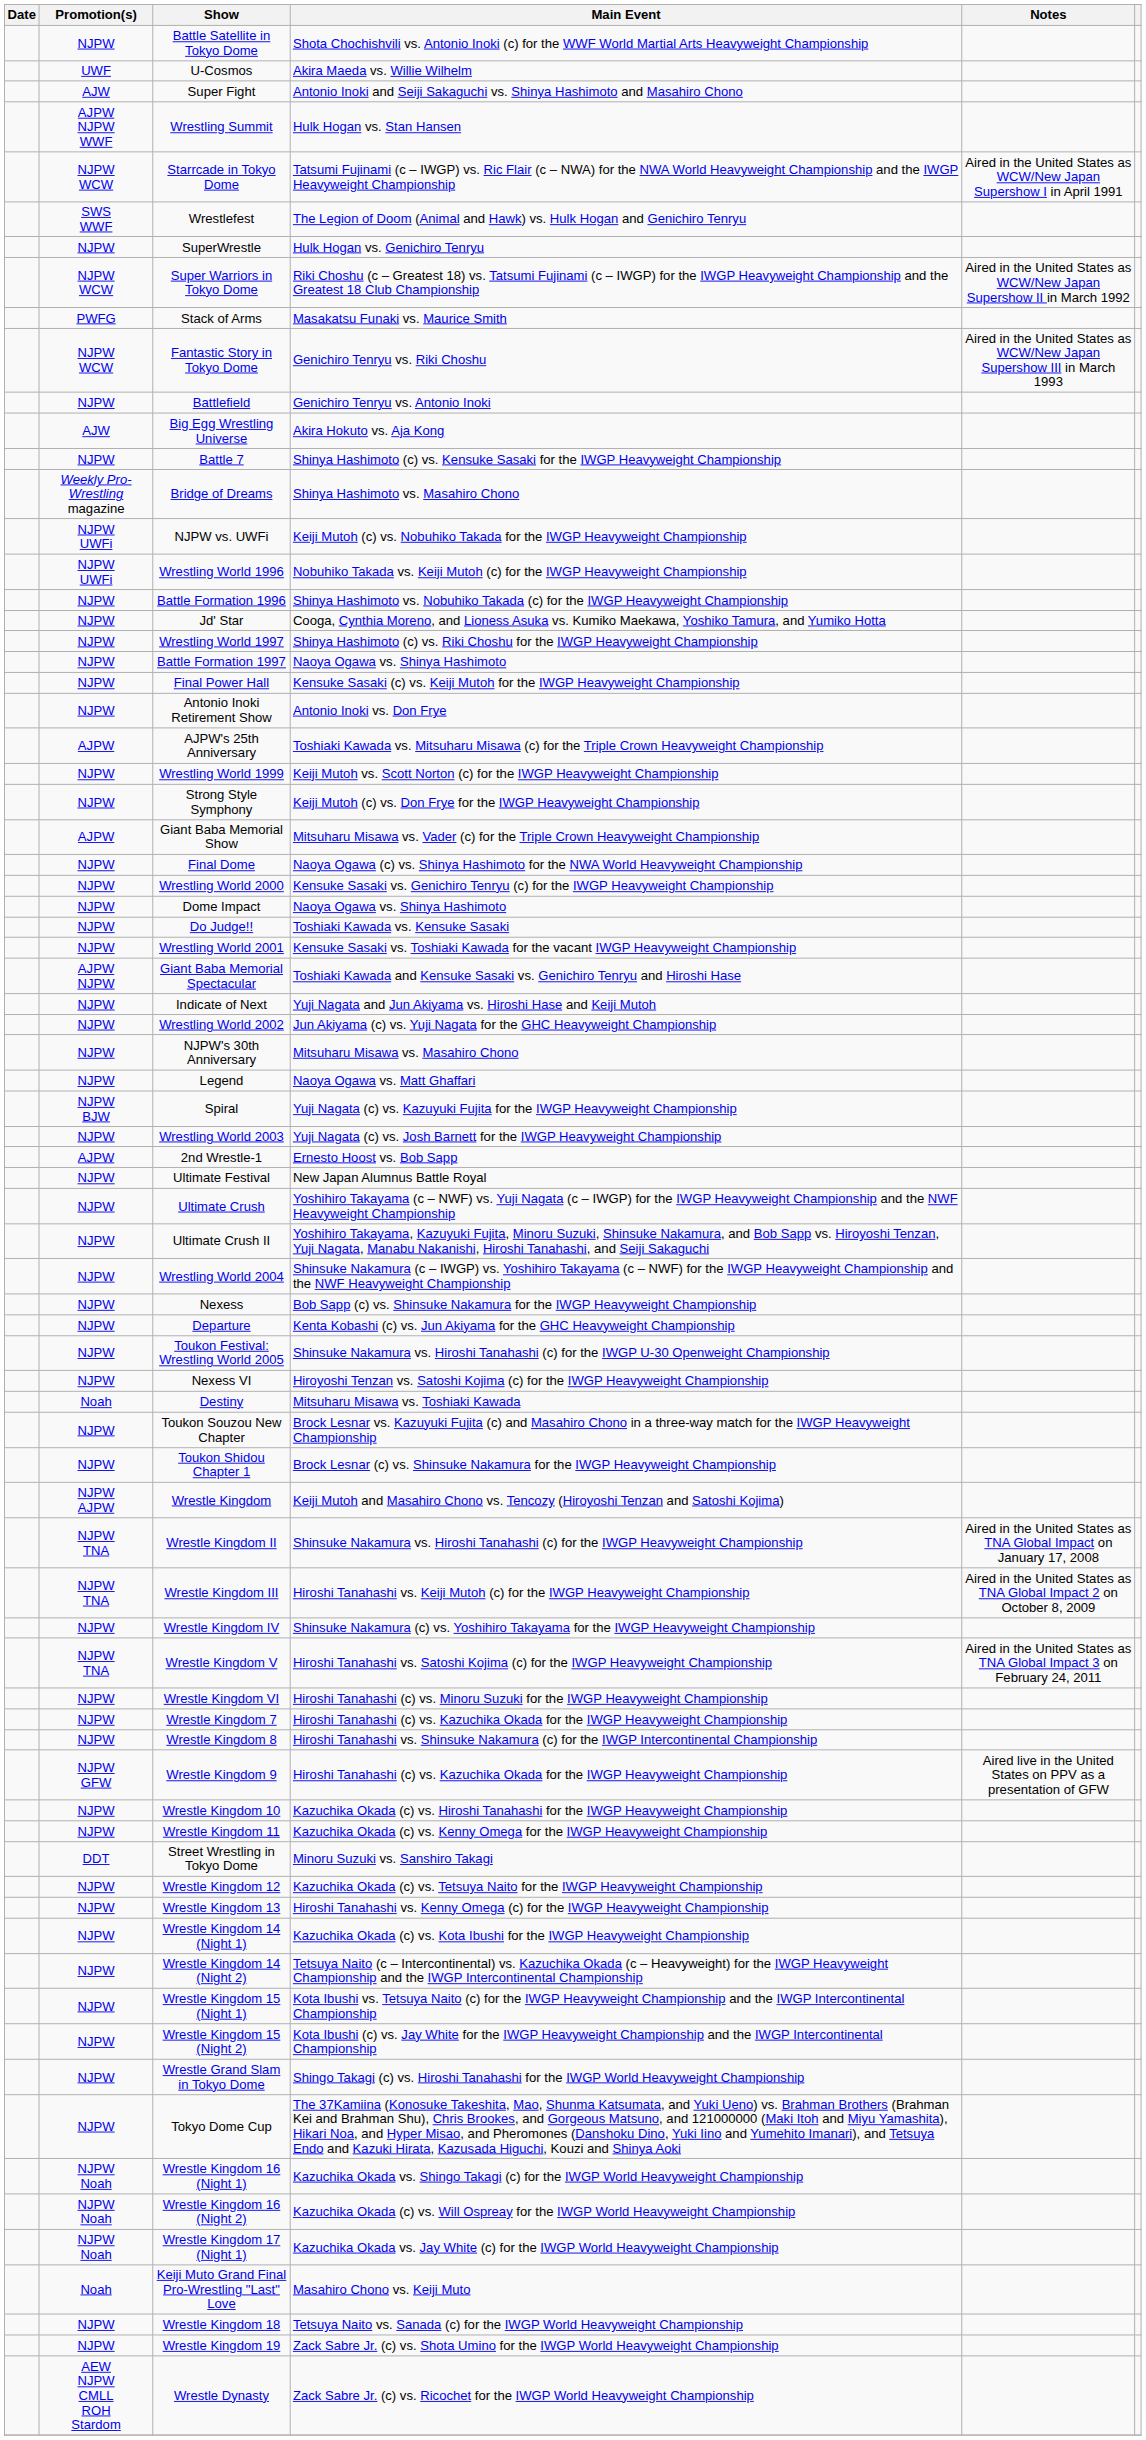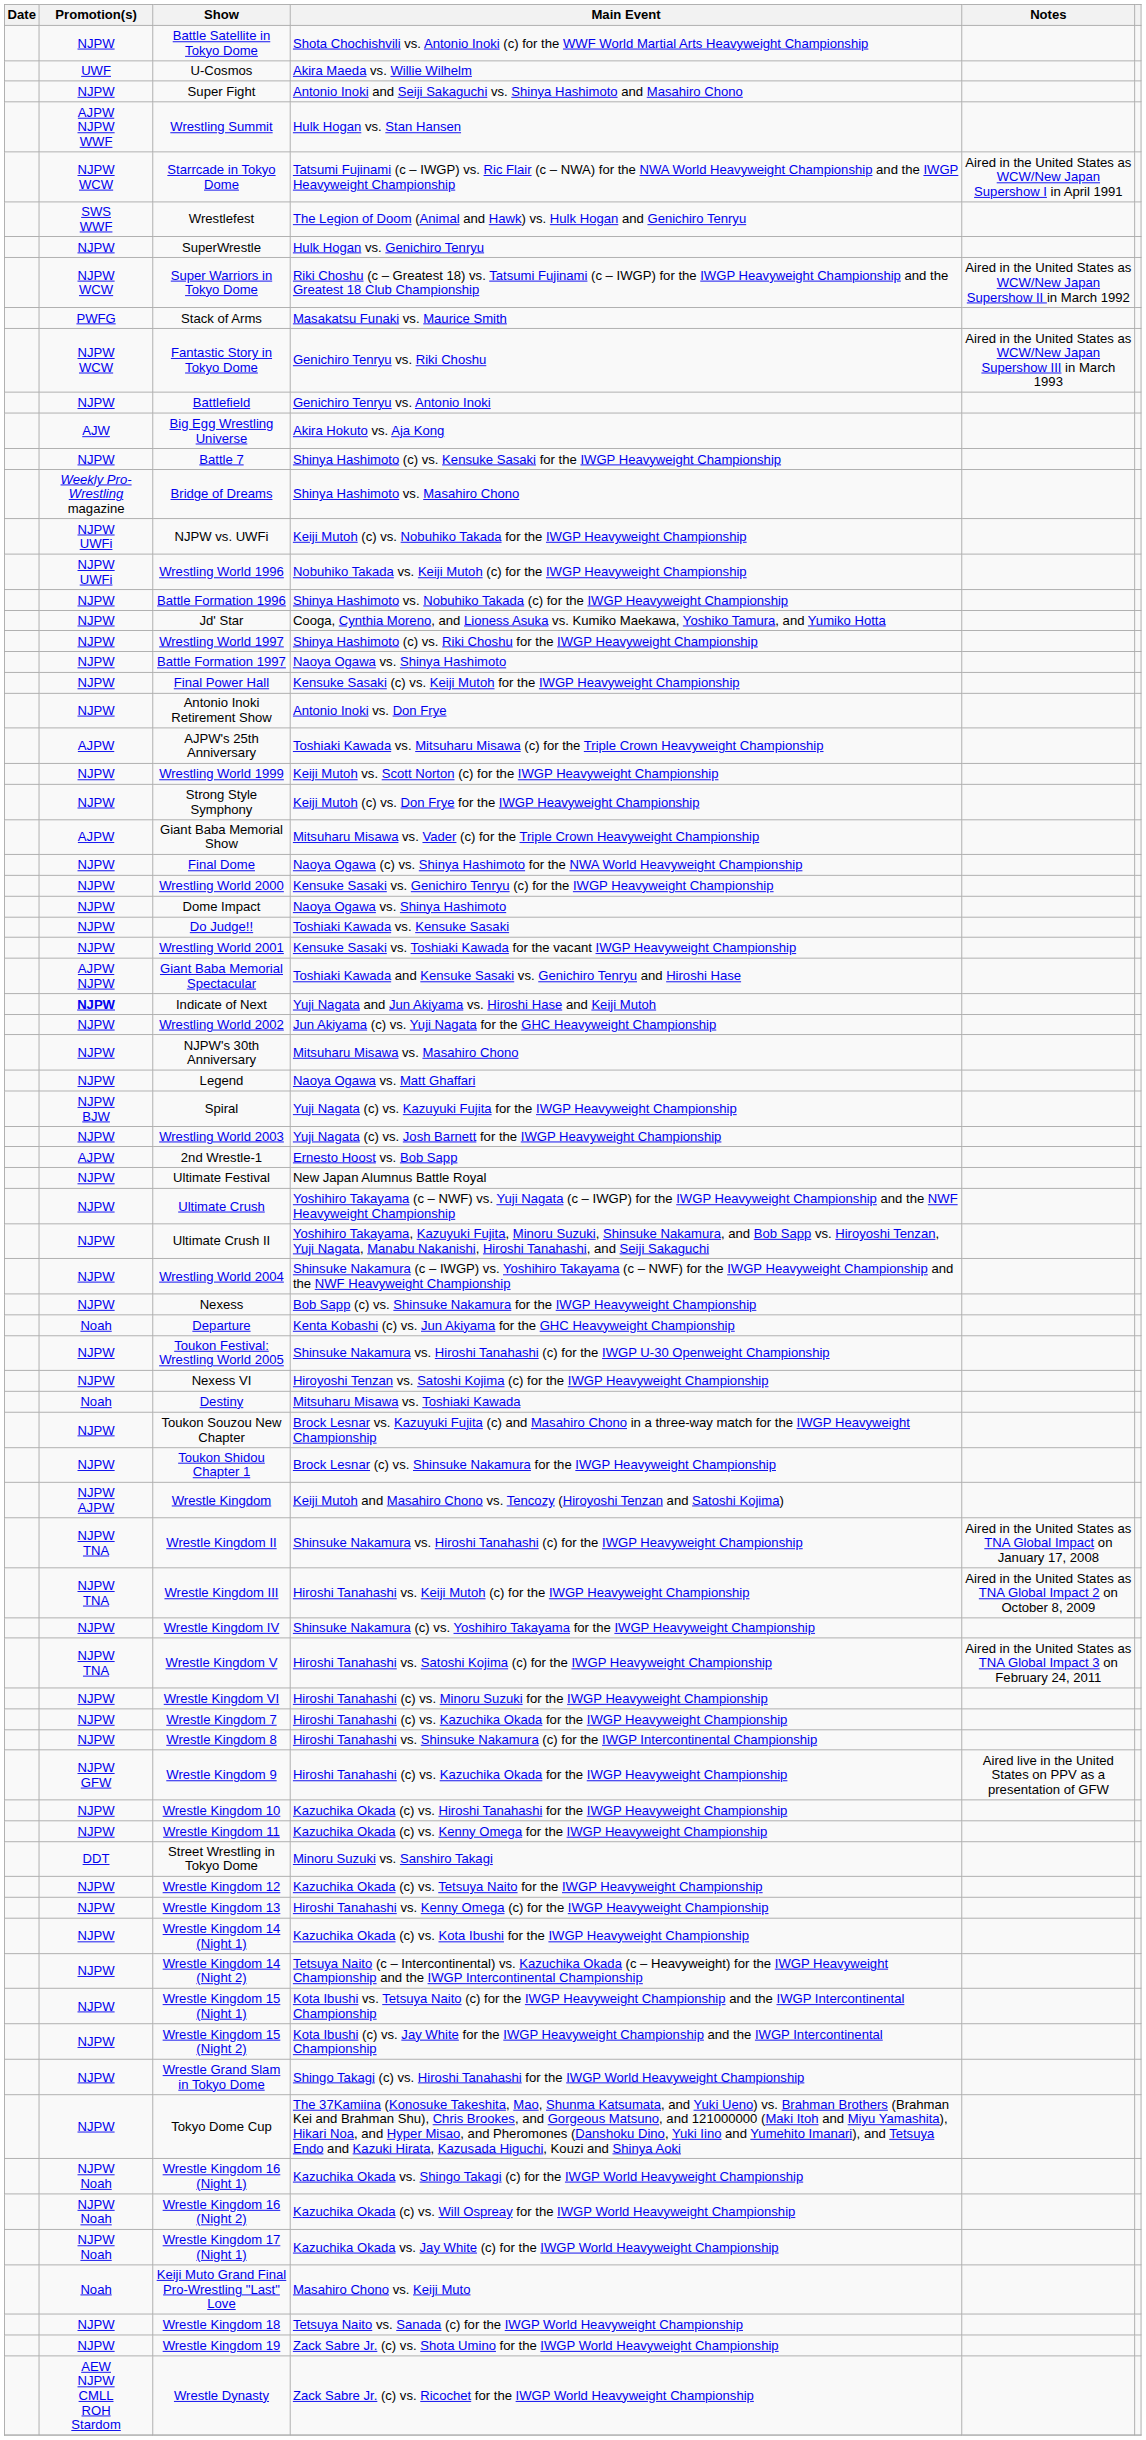(96, 92) AJW -> (96, 92) NJPW
(96, 1004) normal -> (96, 1004) bold
(96, 1325) NJPW -> (96, 1325) Noah
